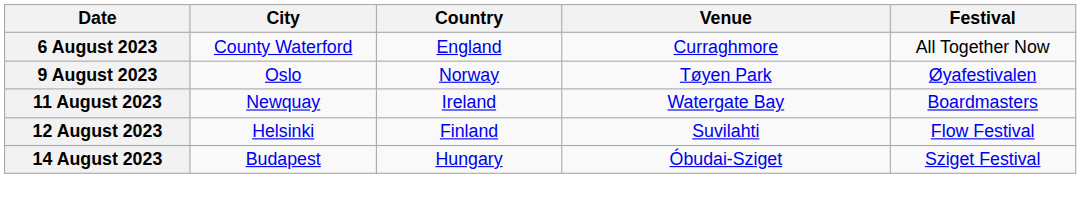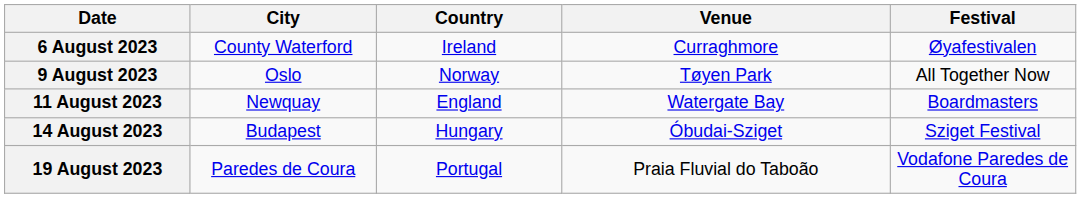(469, 46) England -> (469, 46) Ireland
(983, 46) All Together Now -> (983, 46) Øyafestivalen
(983, 74) Øyafestivalen -> (983, 74) All Together Now
(469, 103) Ireland -> (469, 103) England
- row: (97, 131)
+ row: (97, 169)
